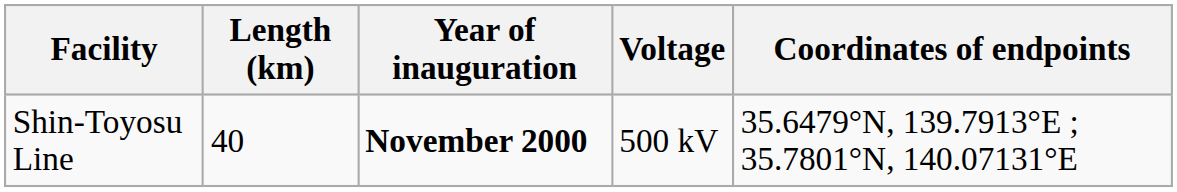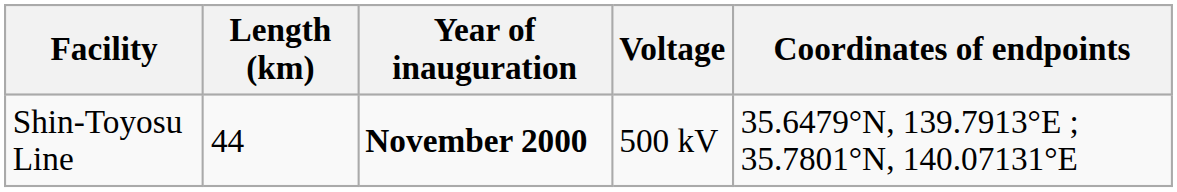(228, 139) 40 -> (228, 139) 44
